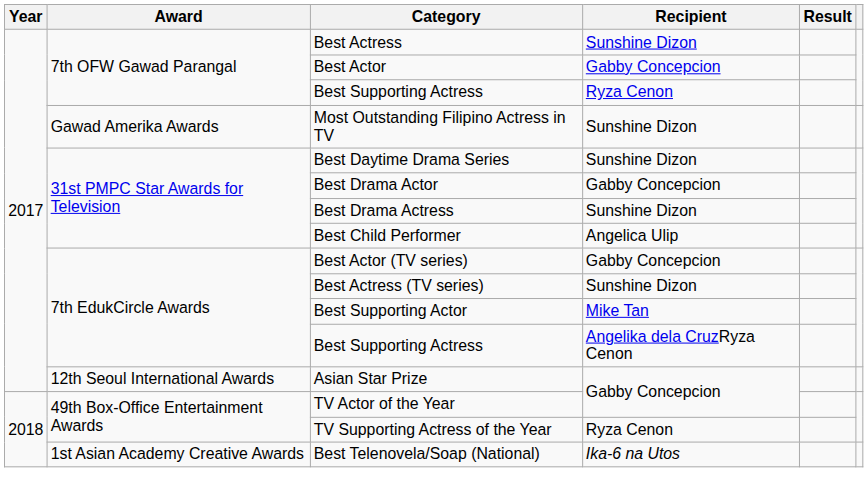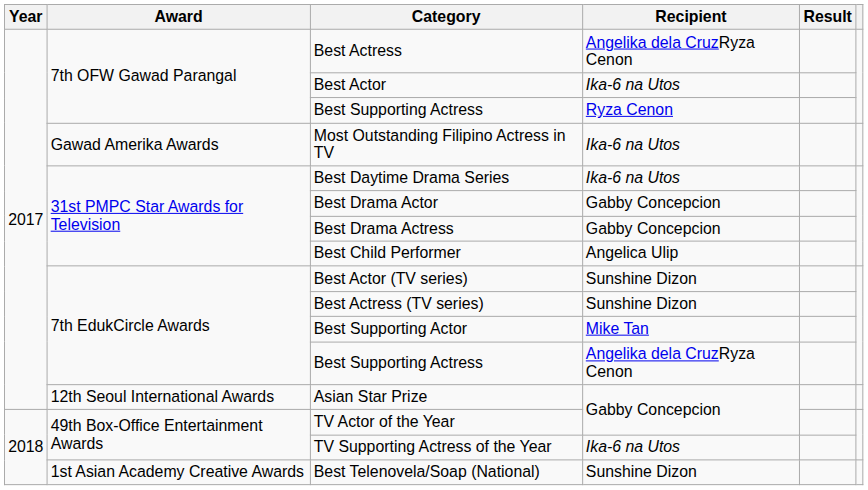(641, 42) Sunshine Dizon -> (670, 51) Angelika dela CruzRyza Cenon
(653, 67) Gabby Concepcion -> (633, 85) Ika-6 na Utos
(641, 126) Sunshine Dizon -> (633, 144) Ika-6 na Utos
(641, 160) Sunshine Dizon -> (633, 178) Ika-6 na Utos
(641, 210) Sunshine Dizon -> (653, 228) Gabby Concepcion
(653, 260) Gabby Concepcion -> (641, 278) Sunshine Dizon
(629, 429) Ryza Cenon -> (633, 447) Ika-6 na Utos
(633, 454) Ika-6 na Utos -> (641, 472) Sunshine Dizon
